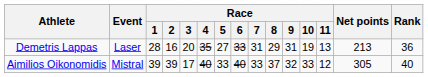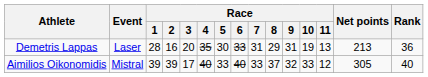(223, 47) 27 -> (223, 47) 30
